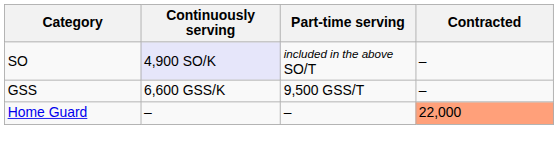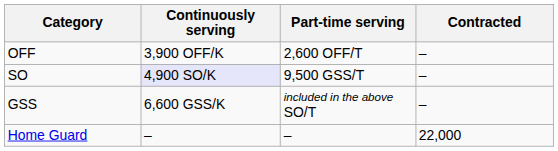+ row: (22, 53)
(338, 61) included in the above SO/T -> (324, 75) 9,500 GSS/T
(324, 91) 9,500 GSS/T -> (338, 106) included in the above SO/T
(440, 113) lightsalmon background -> (440, 135) no background
